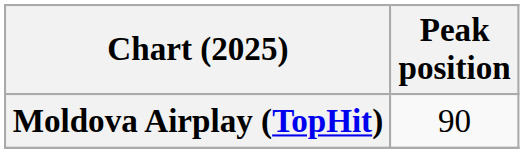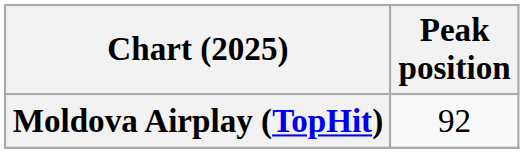(455, 120) 90 -> (455, 120) 92
